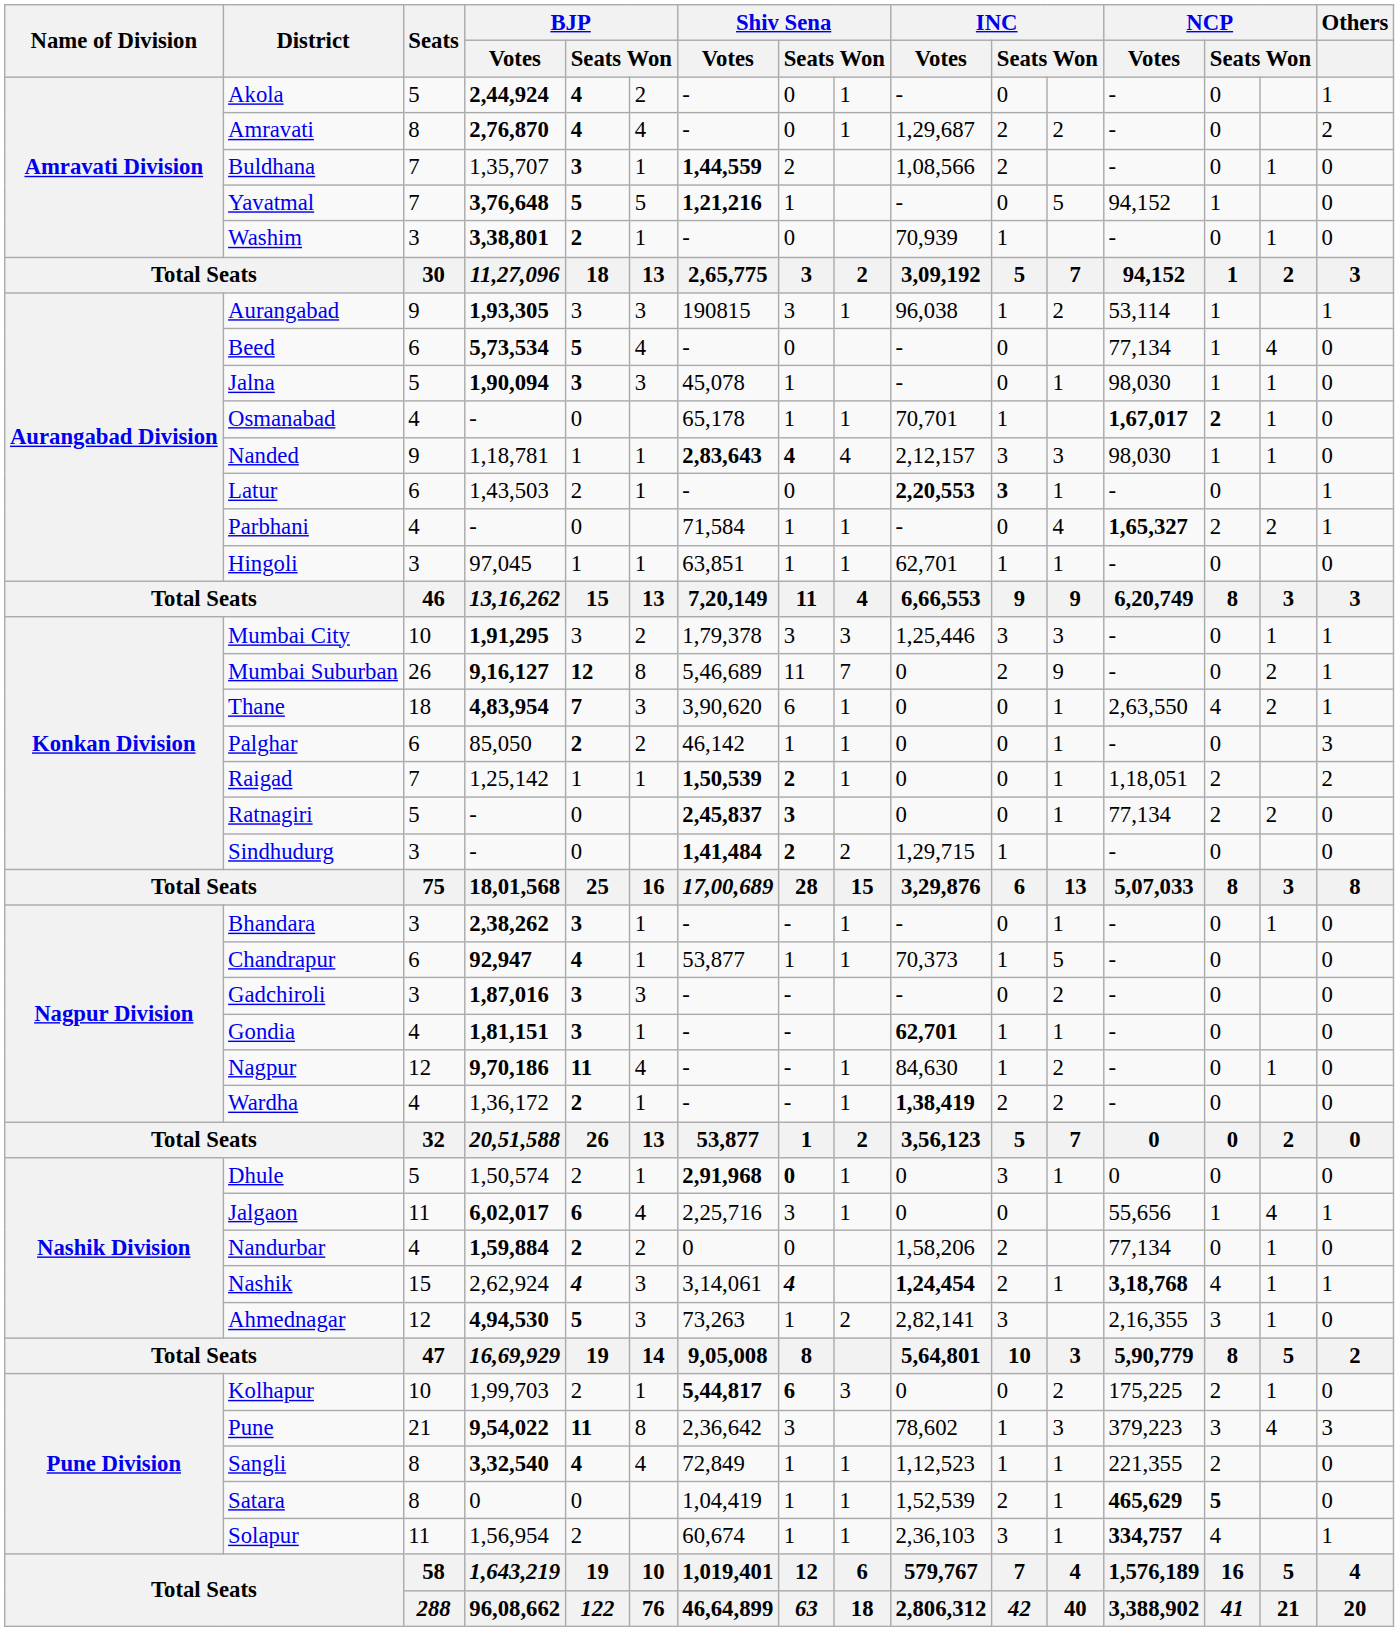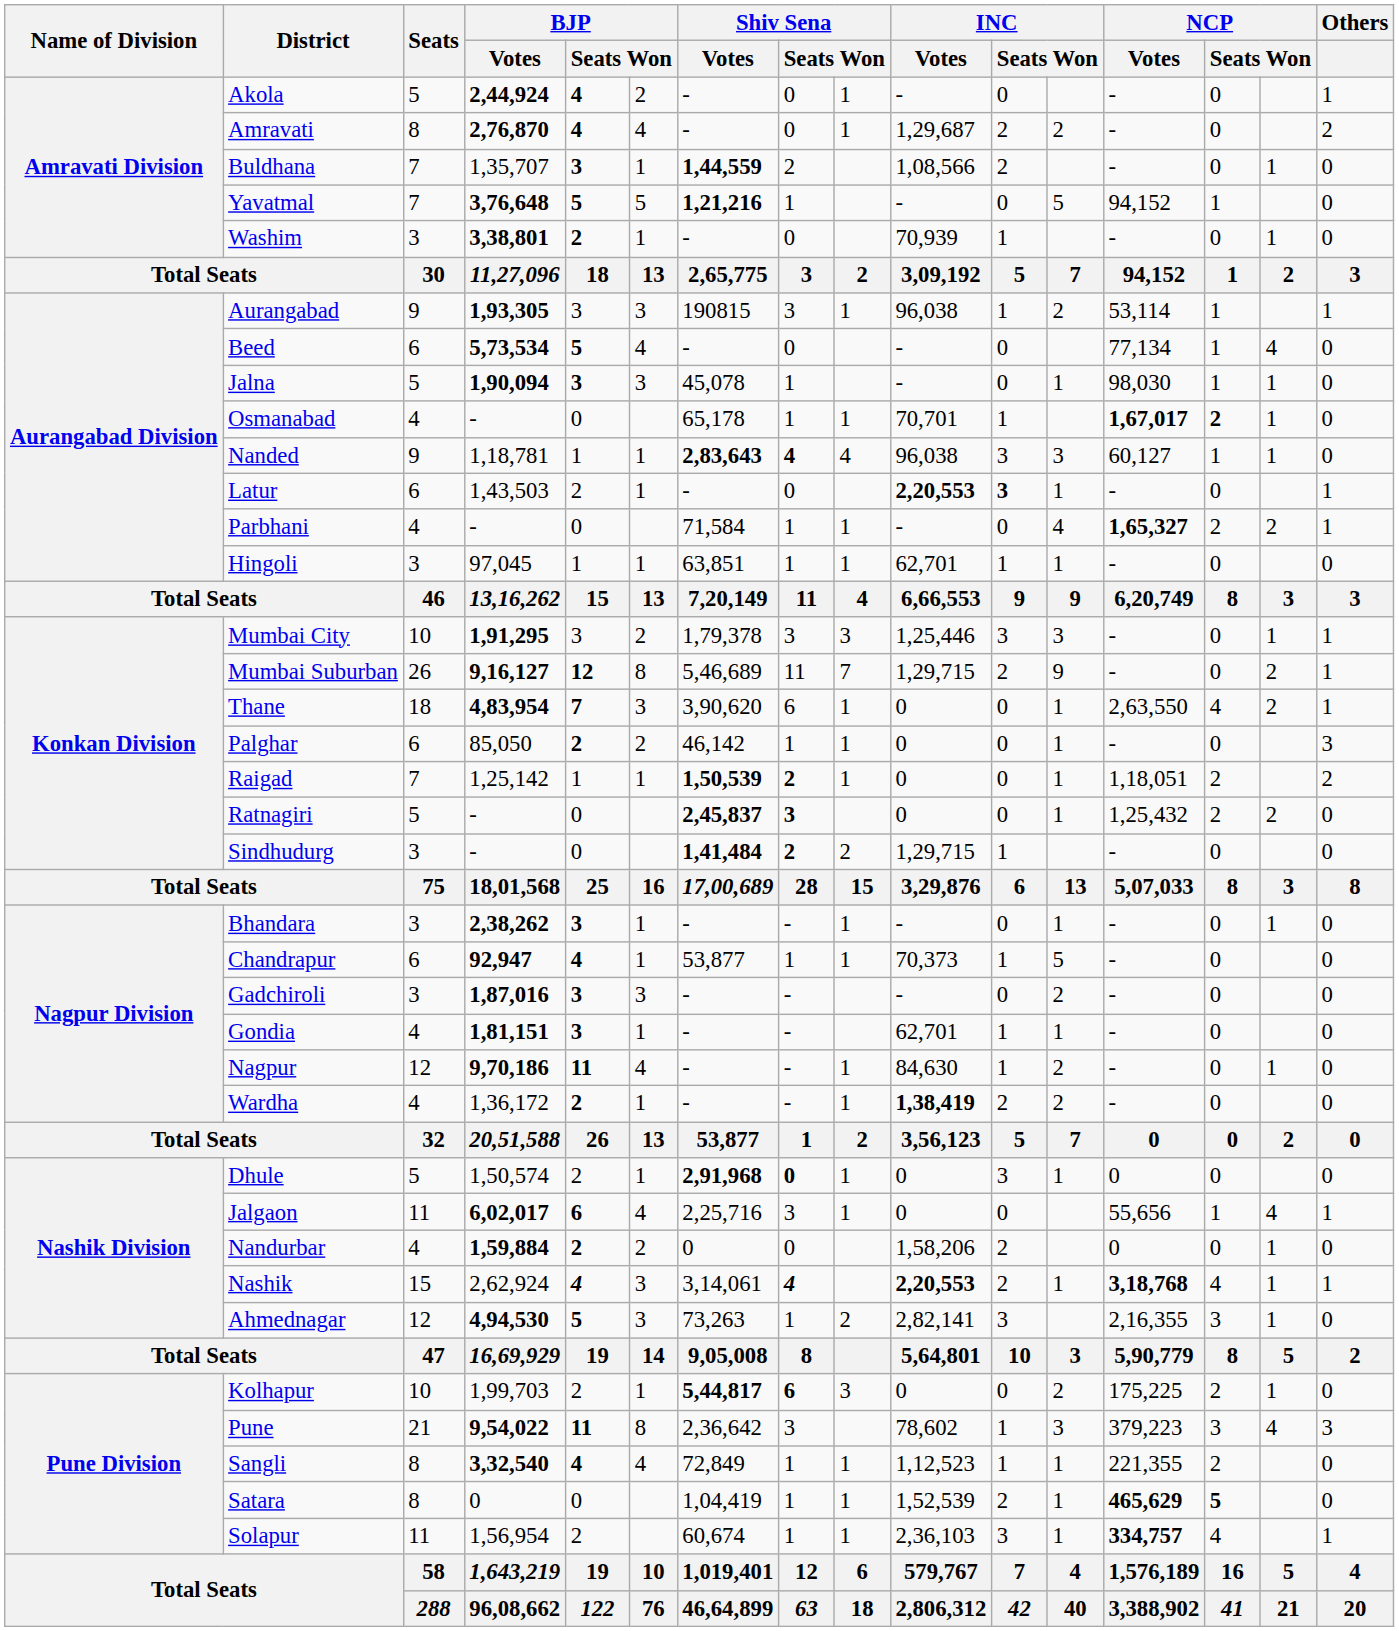(935, 454) 2,12,157 -> (927, 454) 96,038
(1140, 454) 98,030 -> (1140, 454) 60,127
(901, 671) 0 -> (935, 671) 1,29,715
(1140, 815) 77,134 -> (1148, 815) 1,25,432
(927, 1031) bold -> (927, 1031) normal
(1140, 1247) 77,134 -> (1114, 1247) 0
(935, 1283) 1,24,454 -> (935, 1283) 2,20,553
